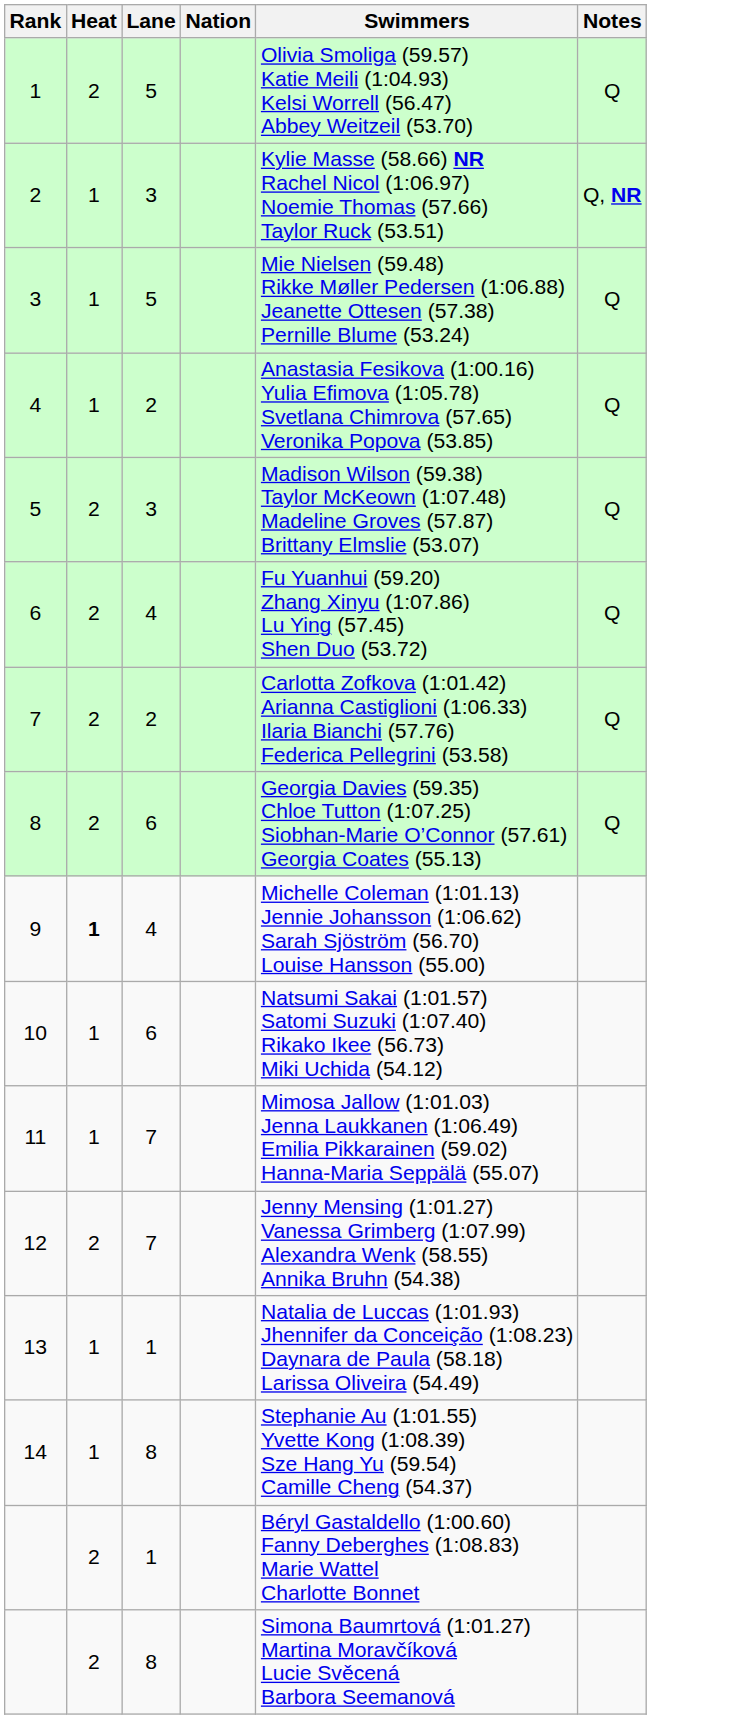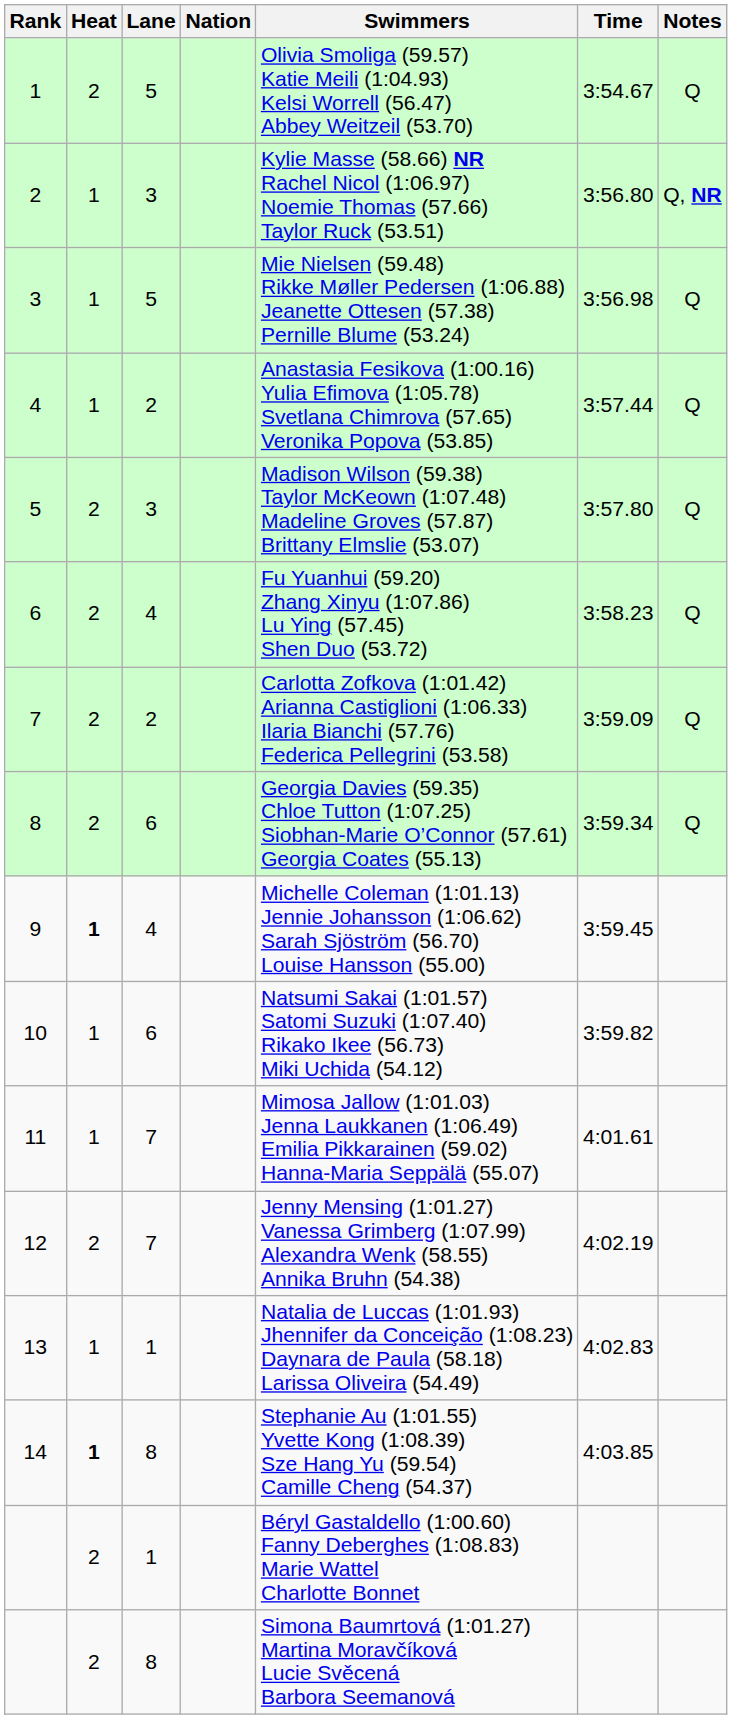+ column: (618, 21)
(94, 1452) normal -> (94, 1452) bold
